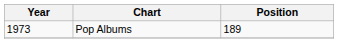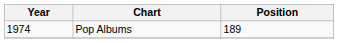(19, 29) 1973 -> (19, 29) 1974
